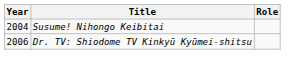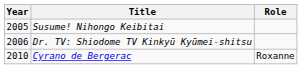(17, 27) 2004 -> (17, 27) 2005
+ row: (82, 56)
